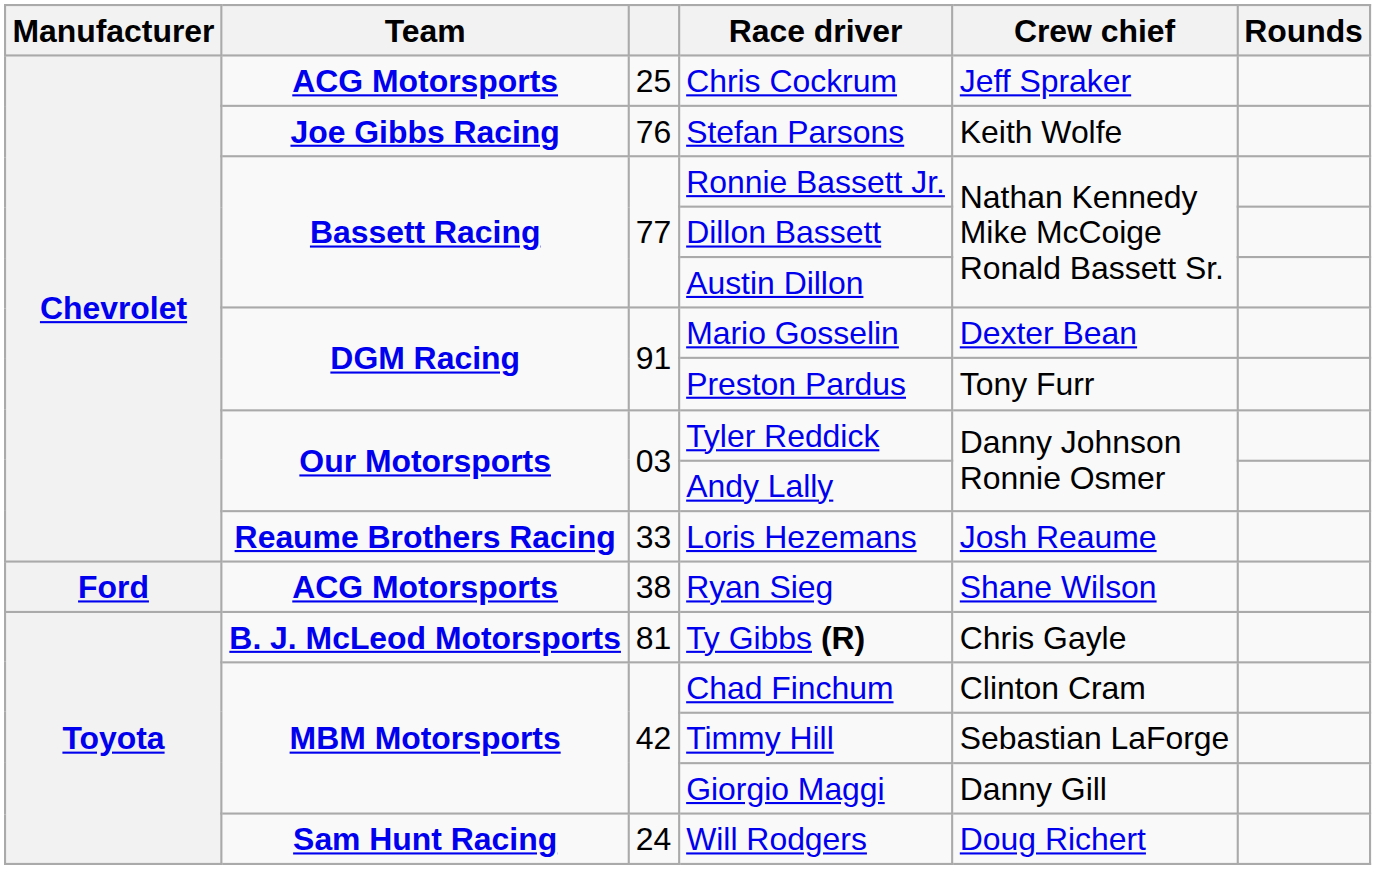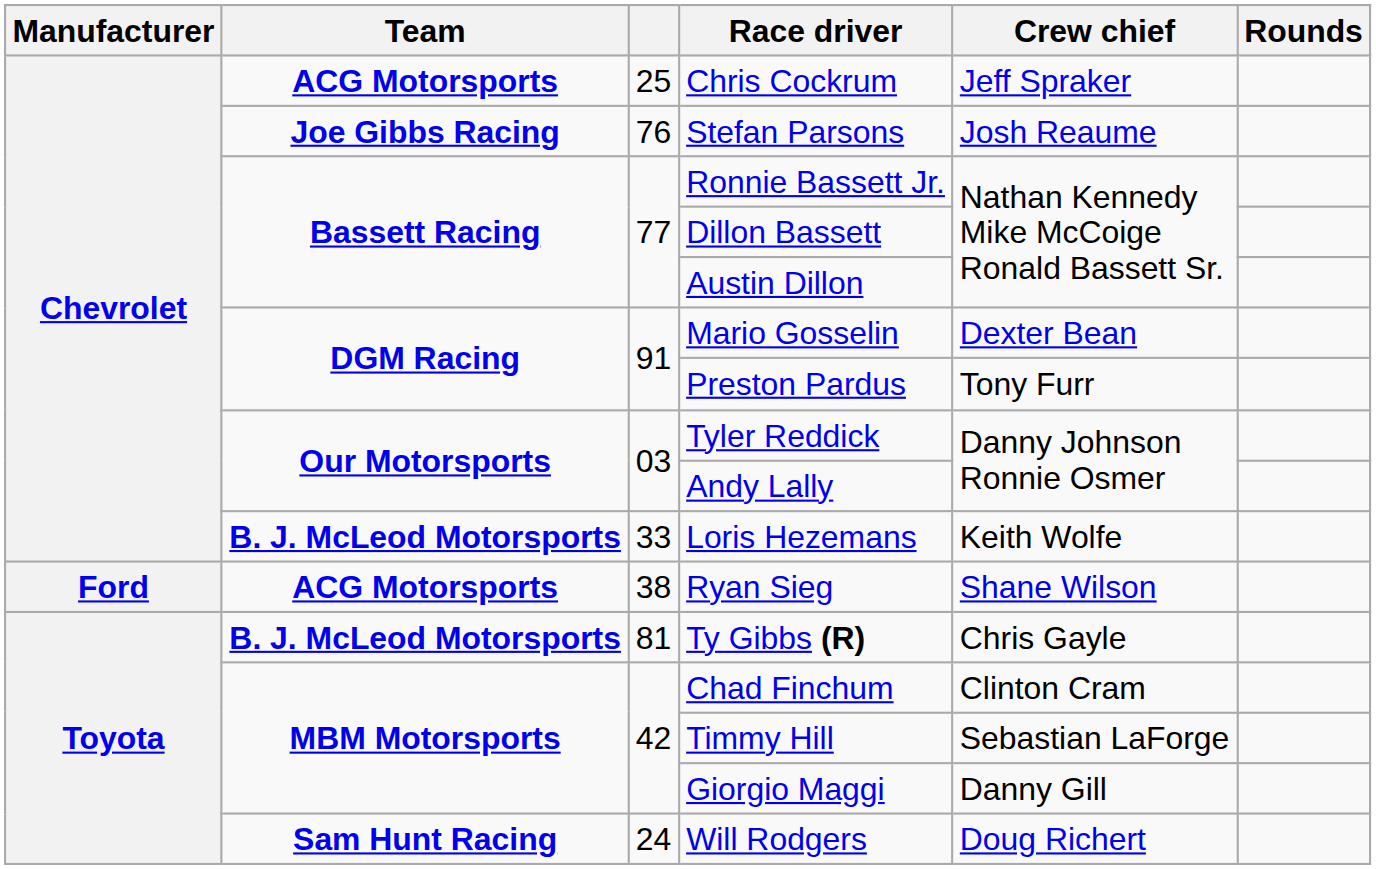(1041, 132) Keith Wolfe -> (1058, 132) Josh Reaume
(425, 536) Reaume Brothers Racing -> (425, 536) B. J. McLeod Motorsports
(1058, 536) Josh Reaume -> (1041, 536) Keith Wolfe
